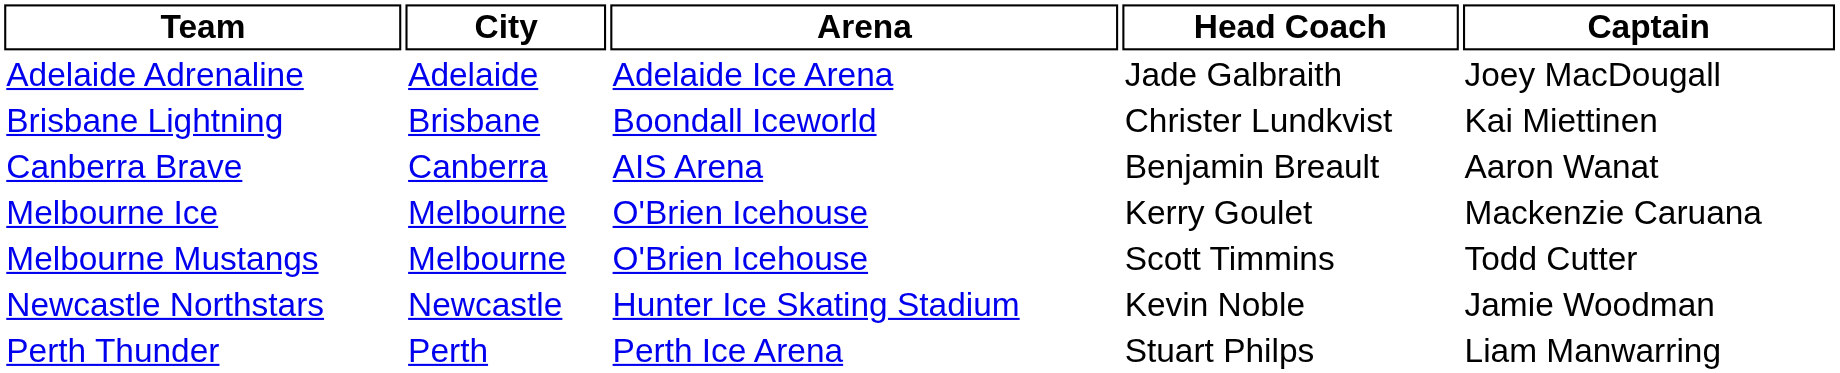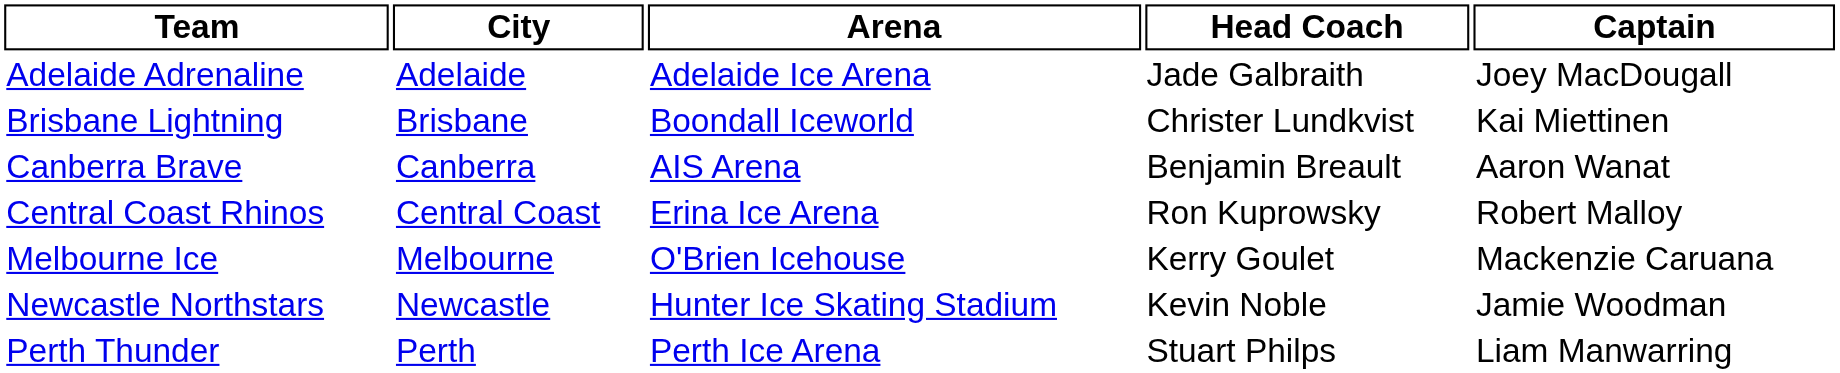+ row: (165, 212)
- row: (162, 258)
